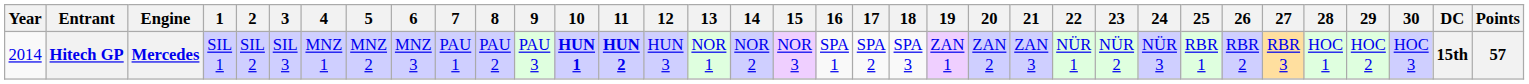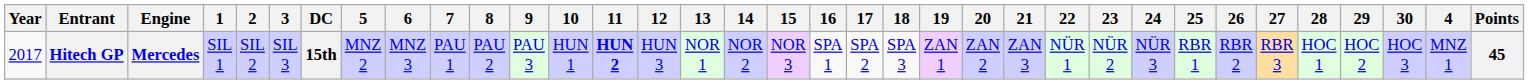columns swapped: (324, 17) <-> (1452, 17)
(25, 54) 2014 -> (25, 54) 2017
(577, 54) bold -> (571, 54) normal
(1498, 54) 57 -> (1497, 54) 45
